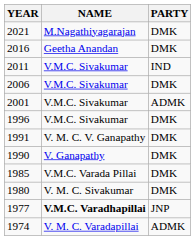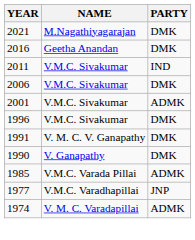(164, 173) DMK -> (168, 173) ADMK
- row: (18, 191)
(95, 208) bold -> (91, 191) normal
